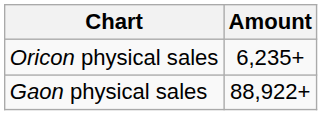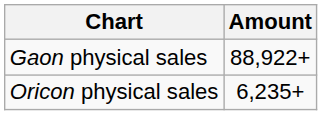rows swapped: (109, 92) <-> (114, 57)
